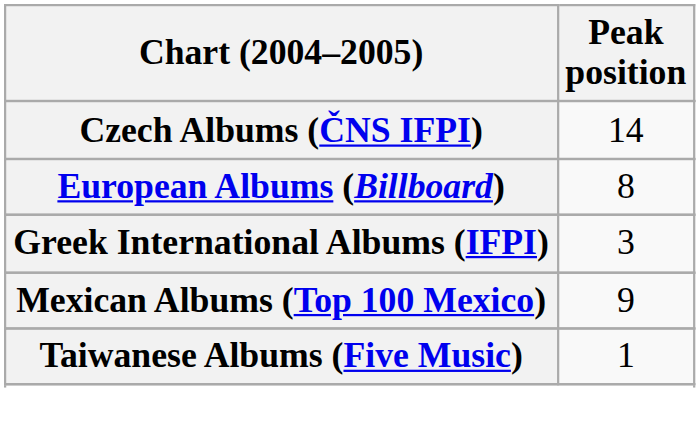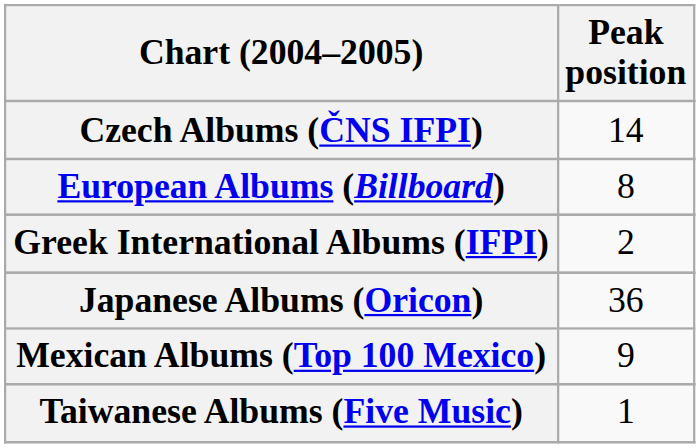(626, 242) 3 -> (626, 242) 2
+ row: (281, 299)
